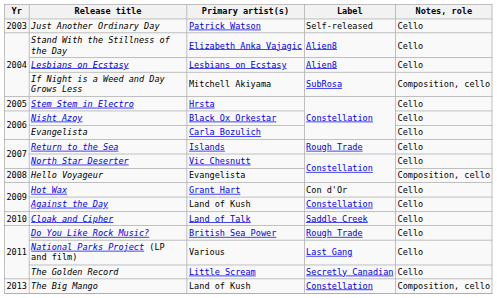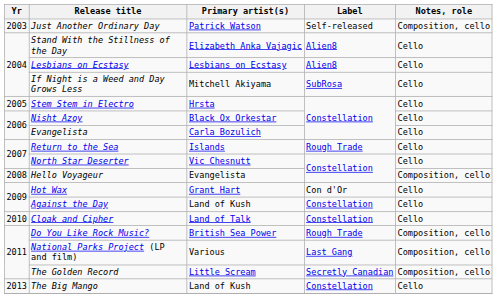(410, 26) Cello -> (444, 26) Composition, cello
(444, 84) Composition, cello -> (410, 84) Cello
(337, 218) Saddle Creek -> (340, 218) Constellation
(410, 233) Cello -> (444, 233) Composition, cello
(410, 252) Cello -> (444, 252) Composition, cello
(410, 271) Cello -> (444, 271) Composition, cello
(444, 286) Composition, cello -> (410, 286) Cello
